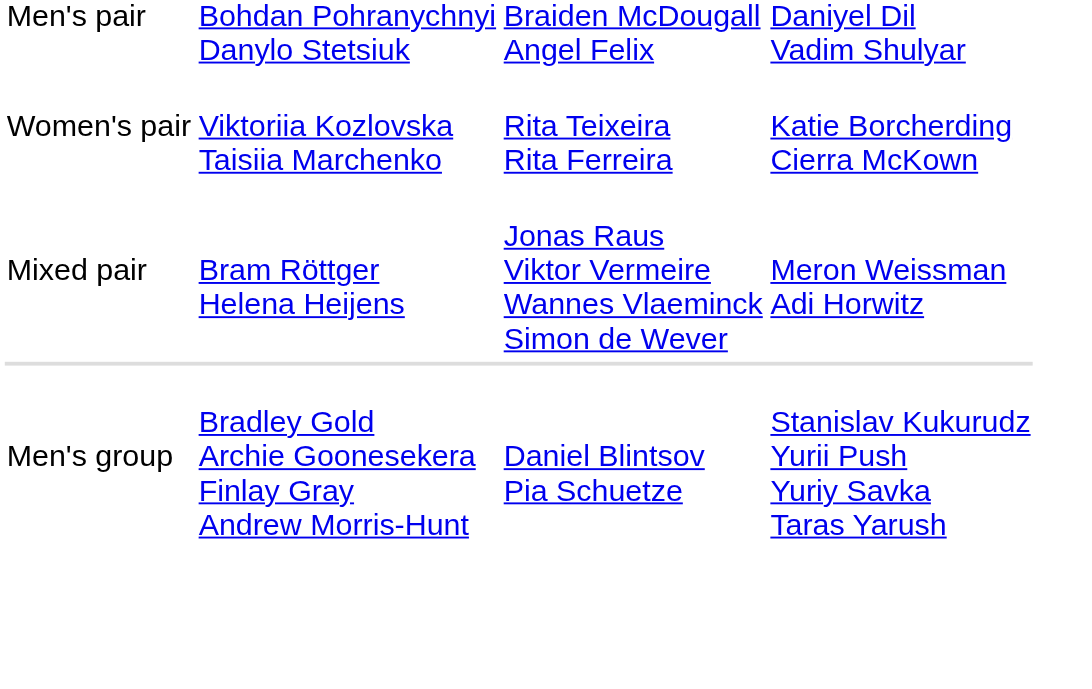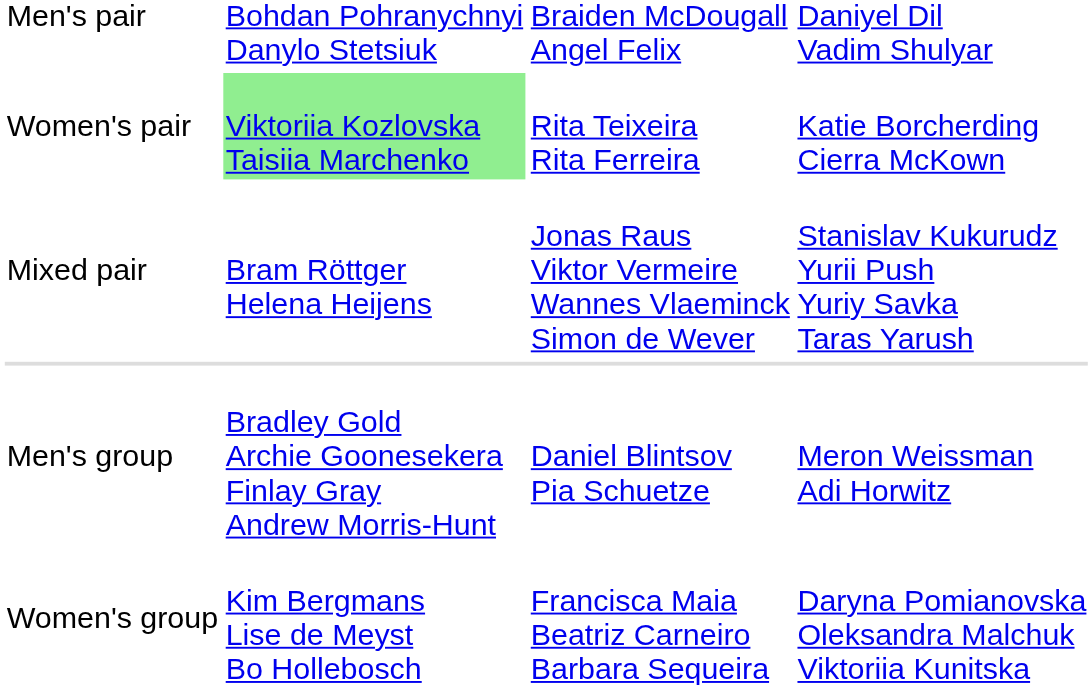(326, 142) no background -> (353, 142) lightgreen background
(888, 287) Meron Weissman Adi Horwitz -> (928, 287) Stanislav Kukurudz Yurii Push Yuriy Savka Taras Yarush
(901, 473) Stanislav Kukurudz Yurii Push Yuriy Savka Taras Yarush -> (915, 473) Meron Weissman Adi Horwitz
+ row: (112, 617)
